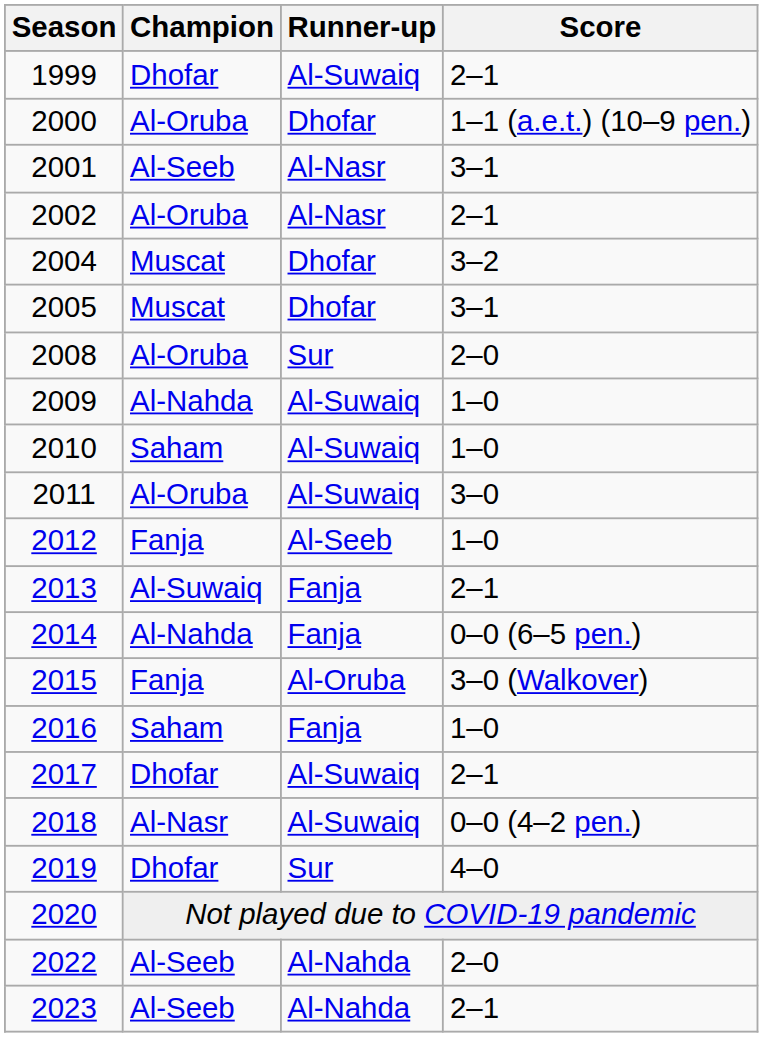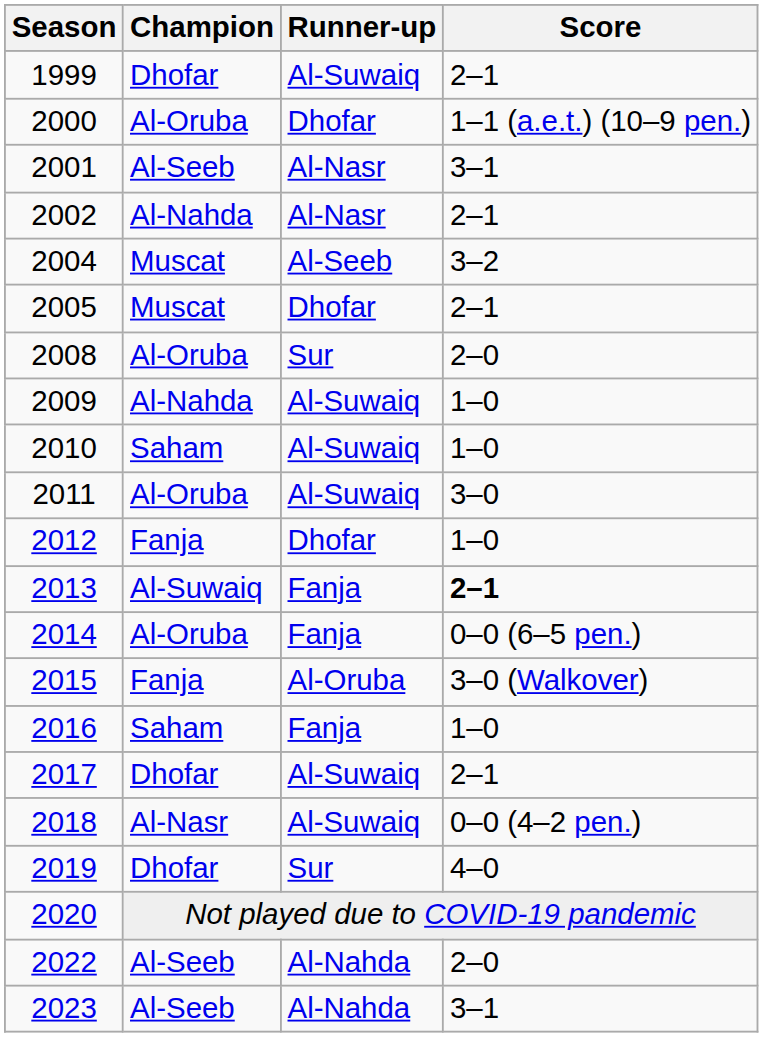(189, 214) Al-Oruba -> (191, 214) Al-Nahda
(332, 261) Dhofar -> (340, 261) Al-Seeb
(474, 307) 3–1 -> (474, 307) 2–1
(340, 541) Al-Seeb -> (332, 541) Dhofar
(474, 588) normal -> (474, 588) bold
(191, 634) Al-Nahda -> (189, 634) Al-Oruba
(474, 1008) 2–1 -> (474, 1008) 3–1
